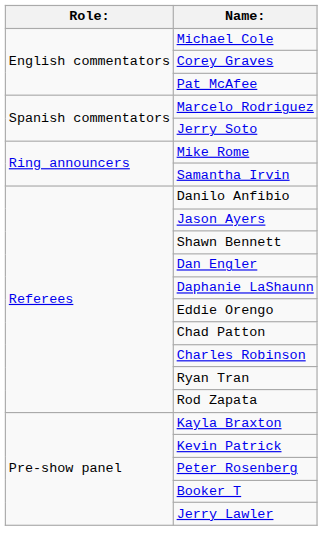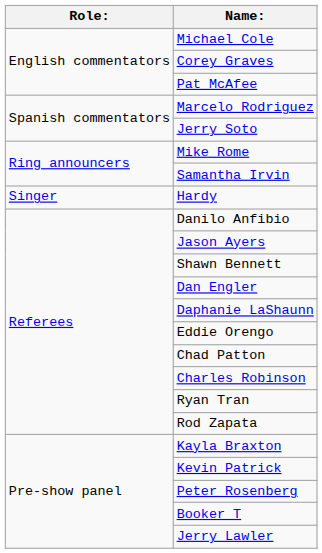+ row: (197, 197)
